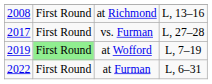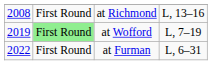- row: (127, 32)
